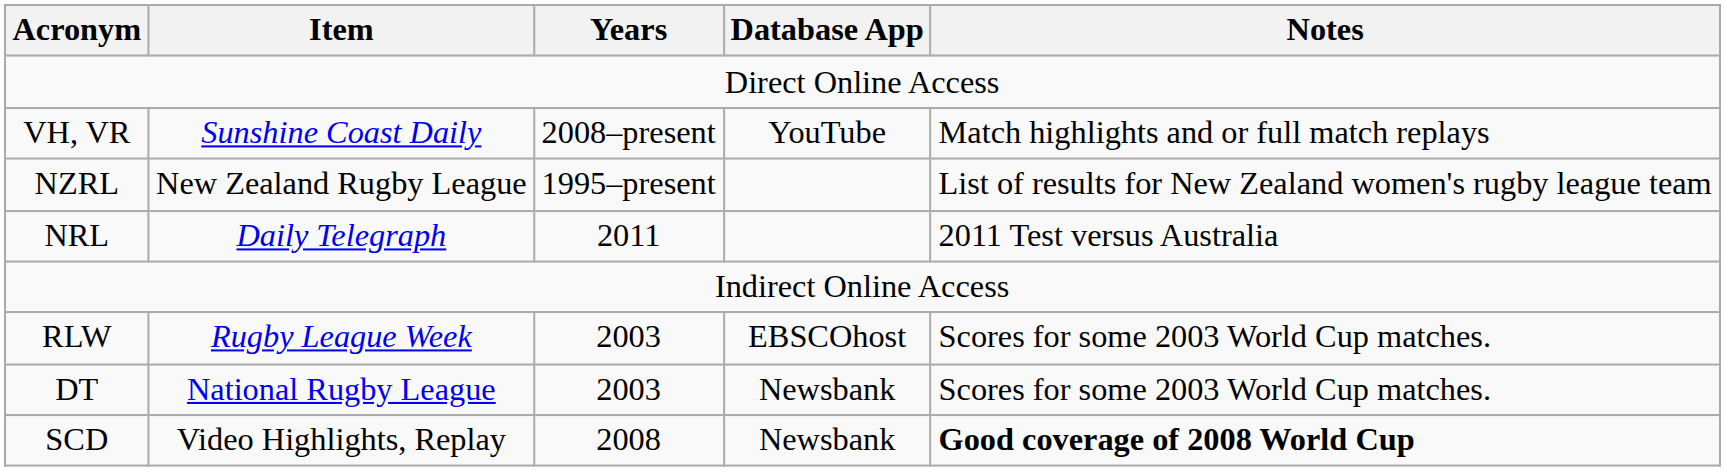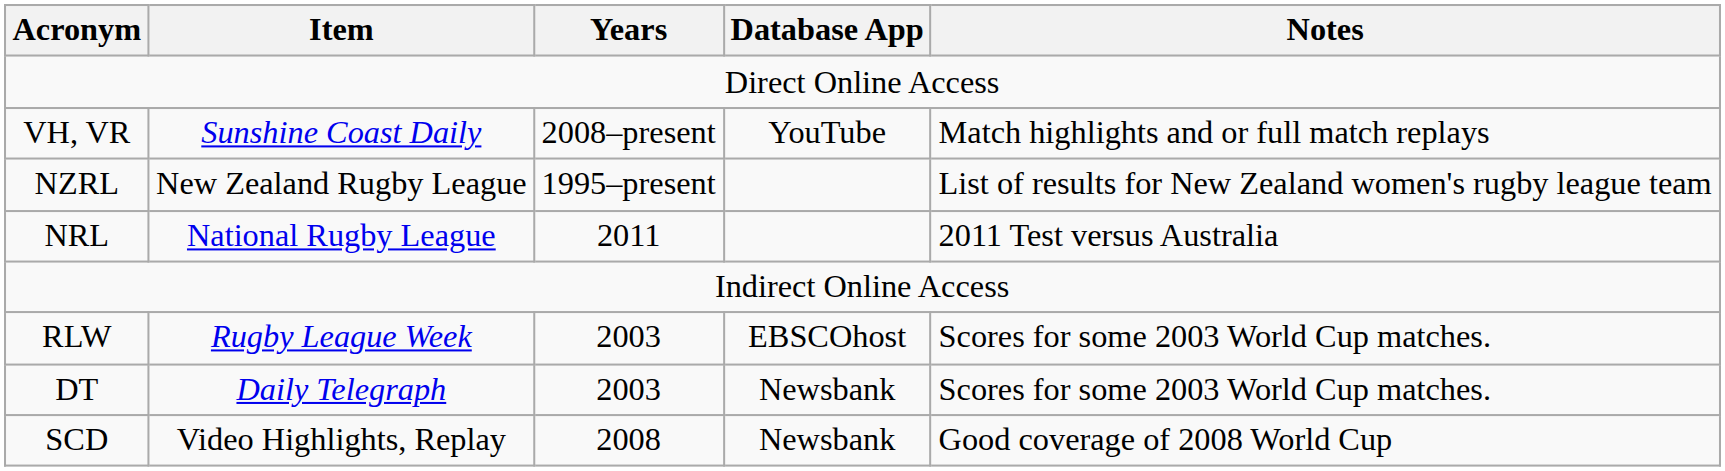(341, 235) Daily Telegraph -> (341, 235) National Rugby League
(341, 388) National Rugby League -> (341, 388) Daily Telegraph
(1177, 440) bold -> (1165, 440) normal
